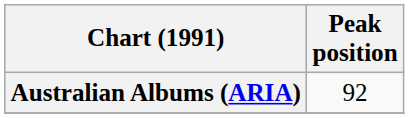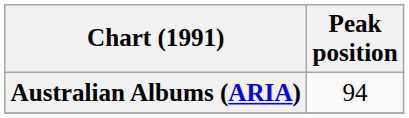(355, 92) 92 -> (355, 92) 94
